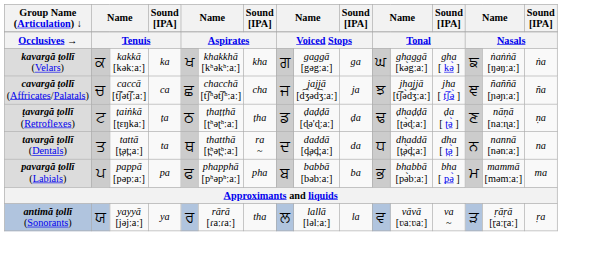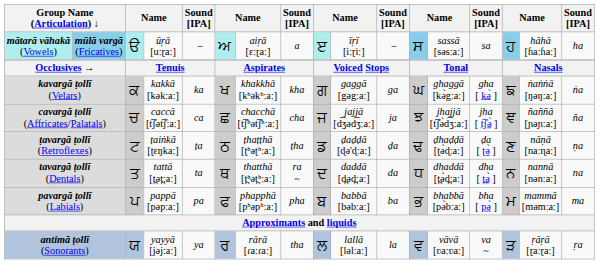+ row: (38, 46)
